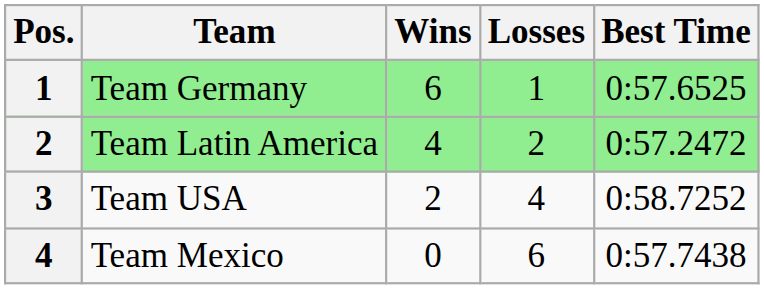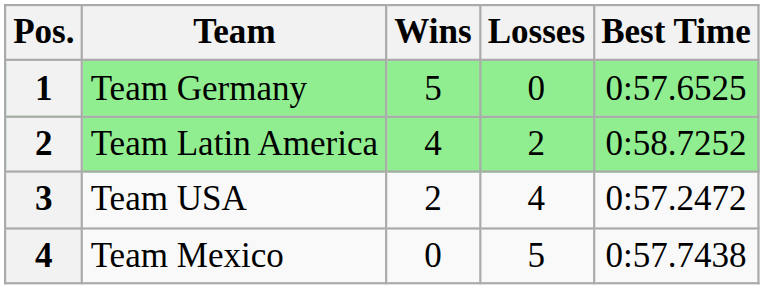(433, 87) 6 -> (433, 87) 5
(536, 87) 1 -> (536, 87) 0
(676, 143) 0:57.2472 -> (676, 143) 0:58.7252
(676, 198) 0:58.7252 -> (676, 198) 0:57.2472
(536, 254) 6 -> (536, 254) 5
